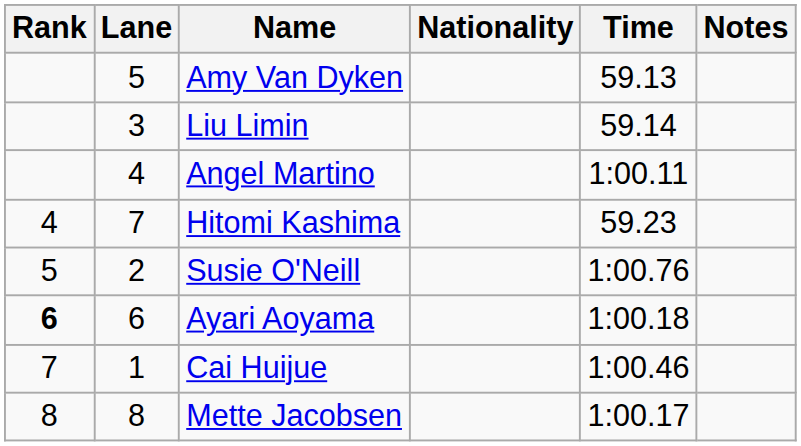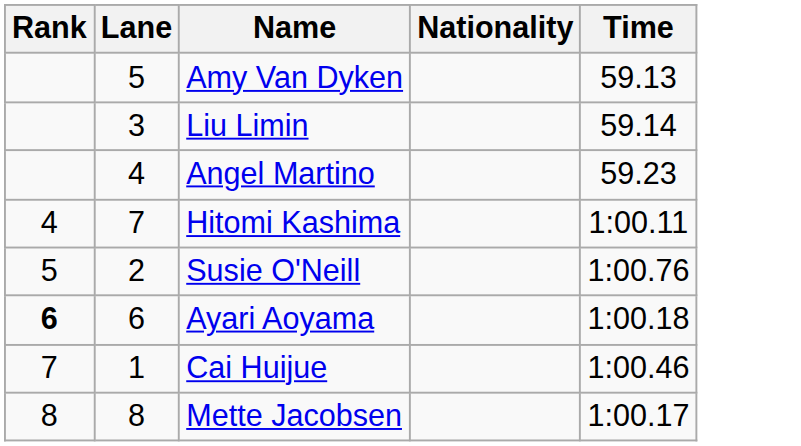- column: (746, 28)
(638, 174) 1:00.11 -> (638, 174) 59.23
(638, 222) 59.23 -> (638, 222) 1:00.11
